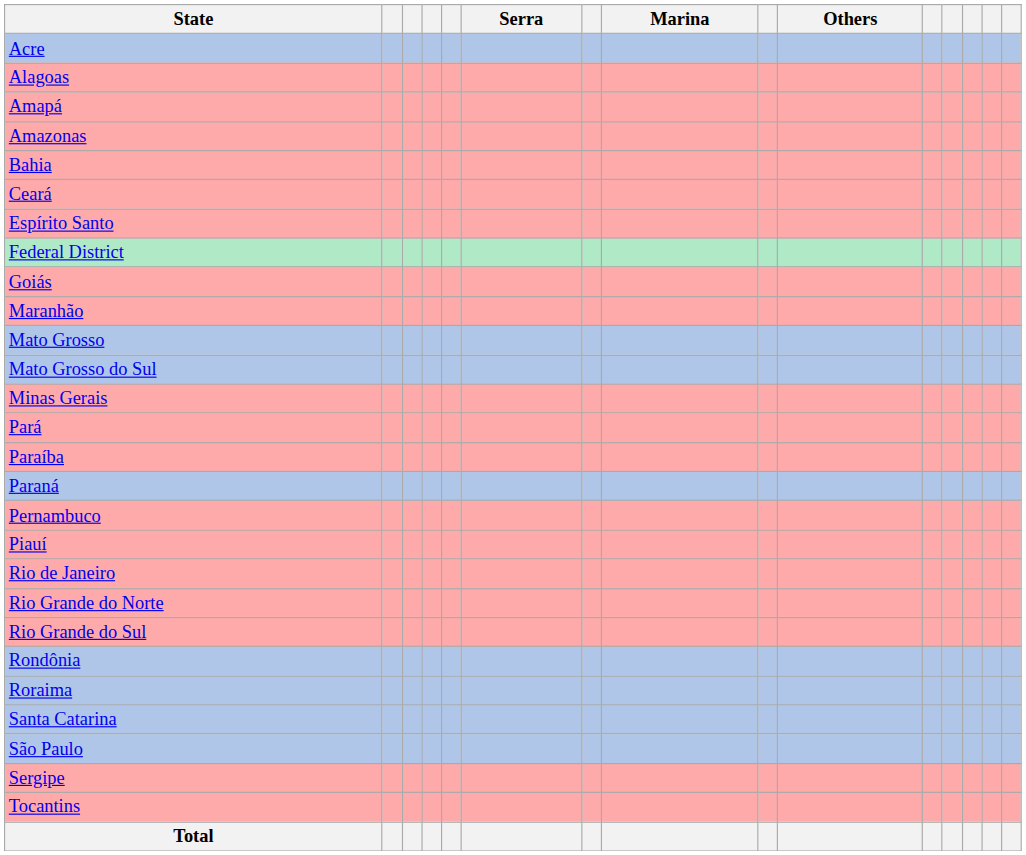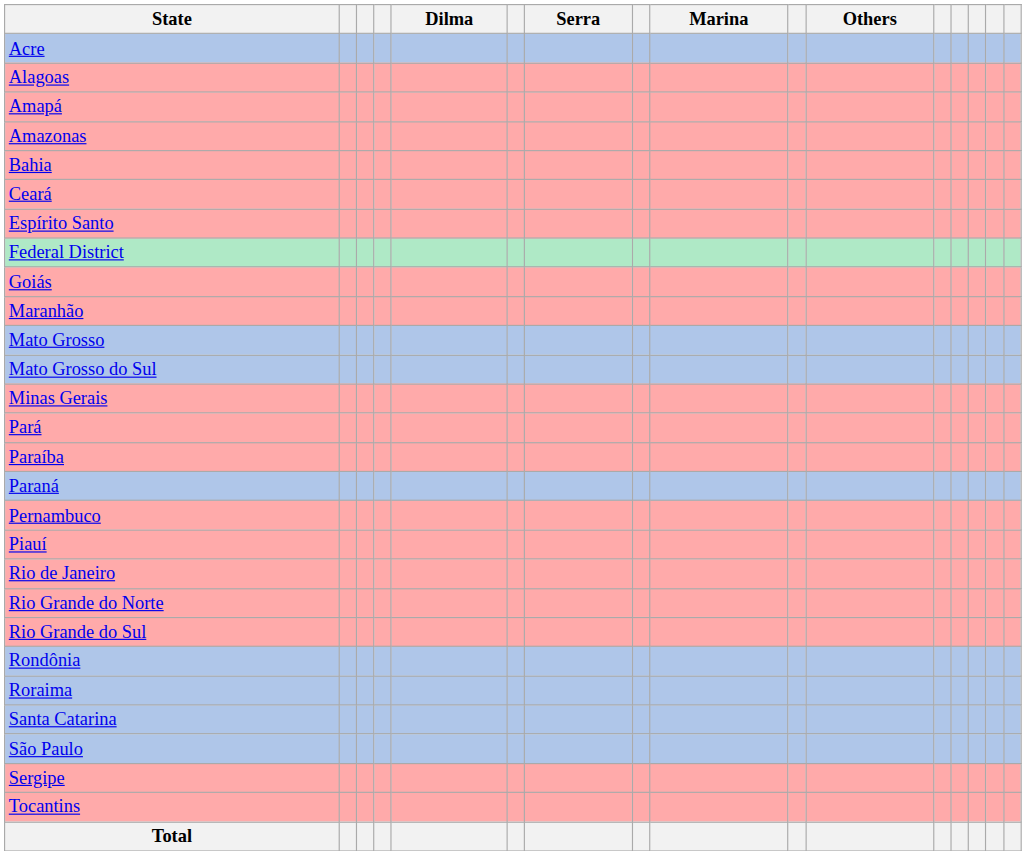+ column: (449, 19)
